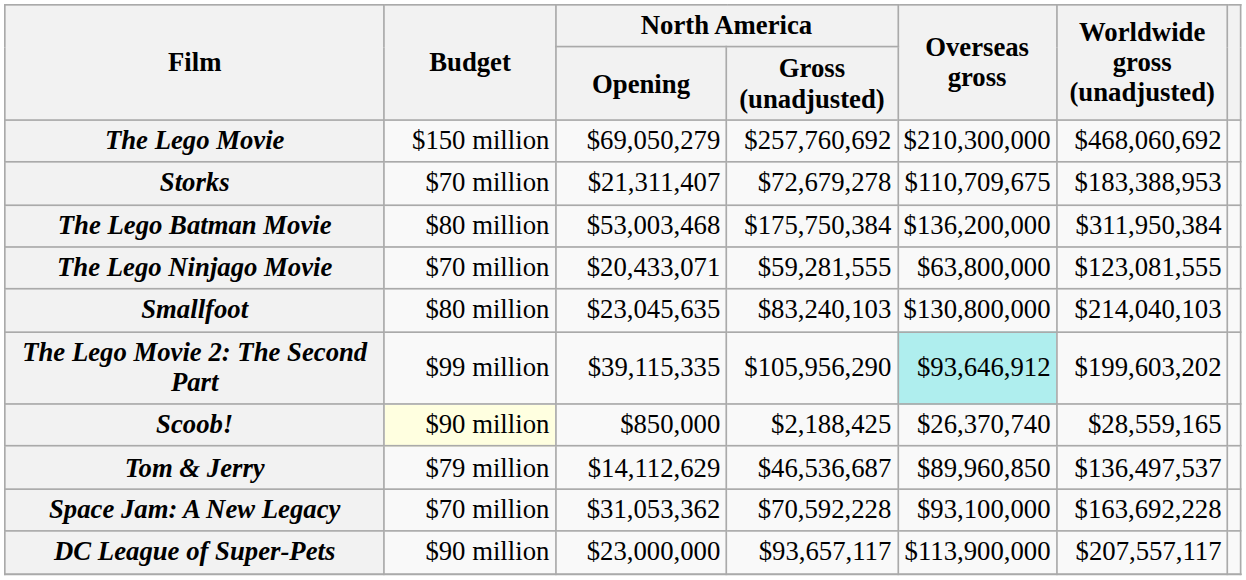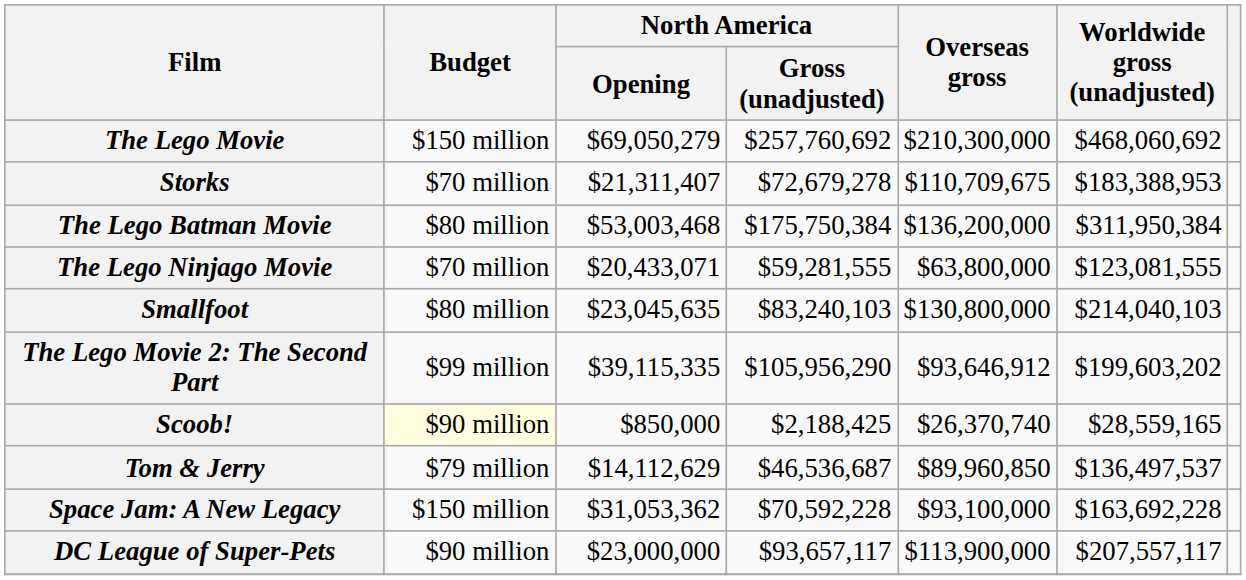(984, 367) paleturquoise background -> (984, 367) no background
(487, 509) $70 million -> (481, 509) $150 million
